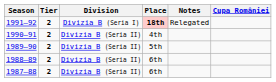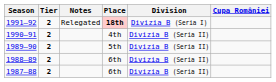columns swapped: (101, 10) <-> (190, 10)
